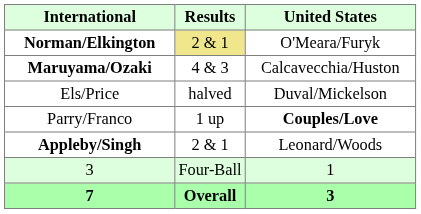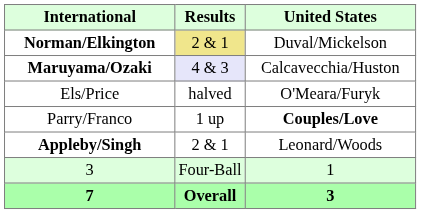(330, 42) O'Meara/Furyk -> (330, 42) Duval/Mickelson
(210, 68) no background -> (210, 68) lavender background
(330, 93) Duval/Mickelson -> (330, 93) O'Meara/Furyk
